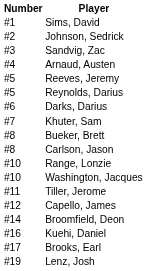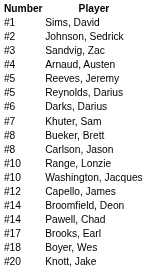- row: (76, 191)
+ row: (75, 220)
- row: (76, 234)
+ row: (71, 248)
- row: (70, 262)
+ row: (71, 262)
